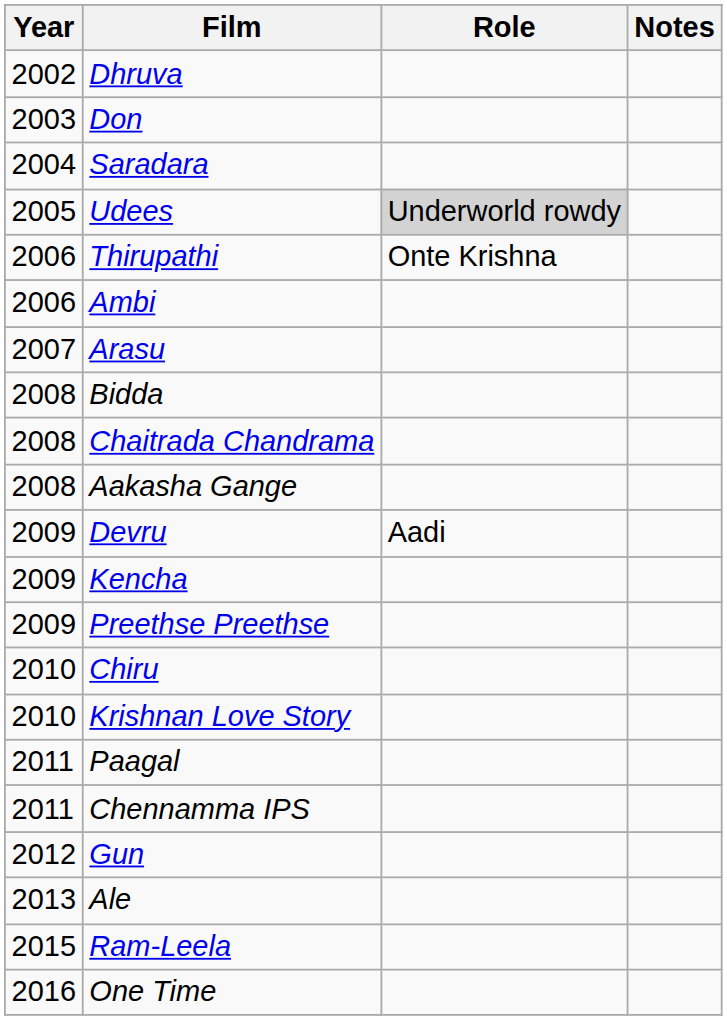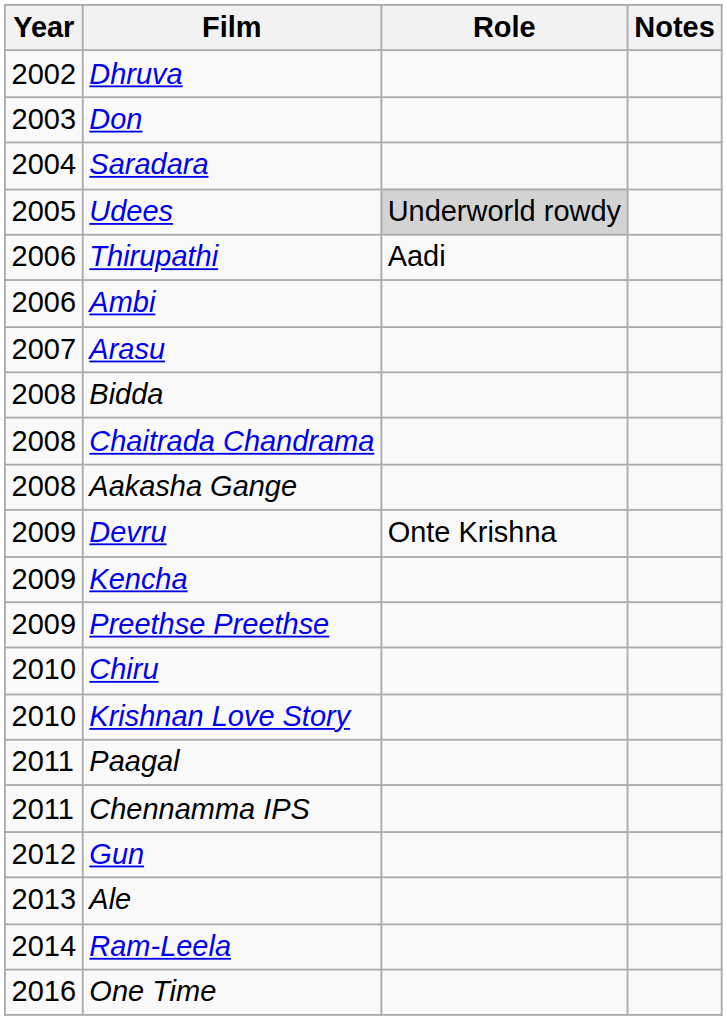(472, 257) Onte Krishna -> (417, 257) Aadi
(417, 532) Aadi -> (472, 532) Onte Krishna
(44, 946) 2015 -> (44, 946) 2014
